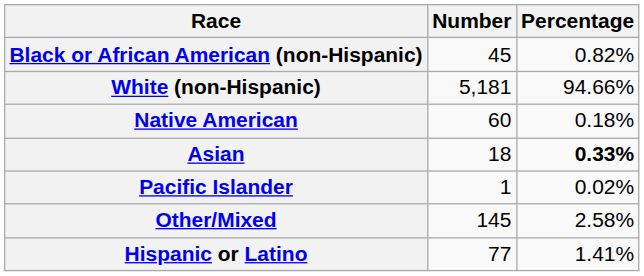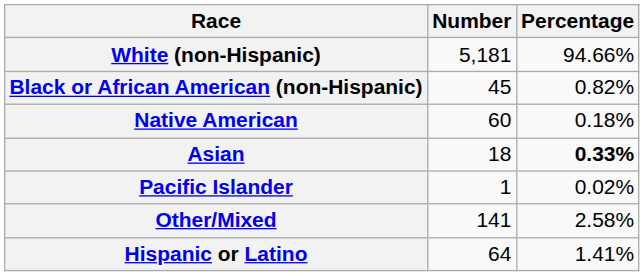rows swapped: (216, 87) <-> (216, 54)
(494, 220) 145 -> (494, 220) 141
(500, 253) 77 -> (500, 253) 64
